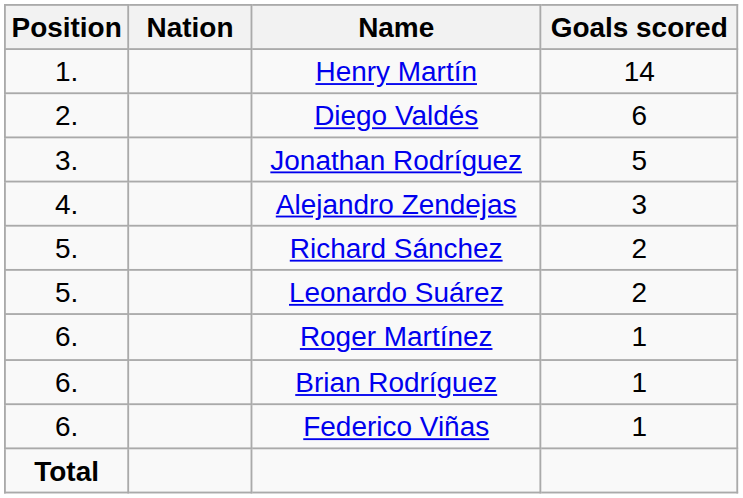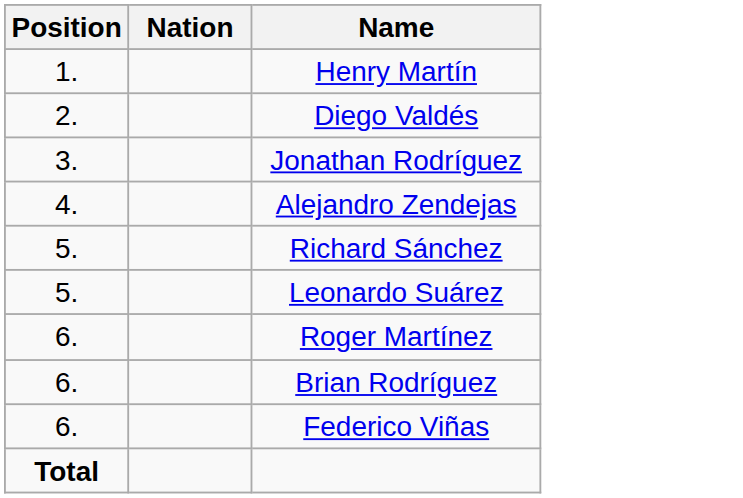- column: (639, 27)
